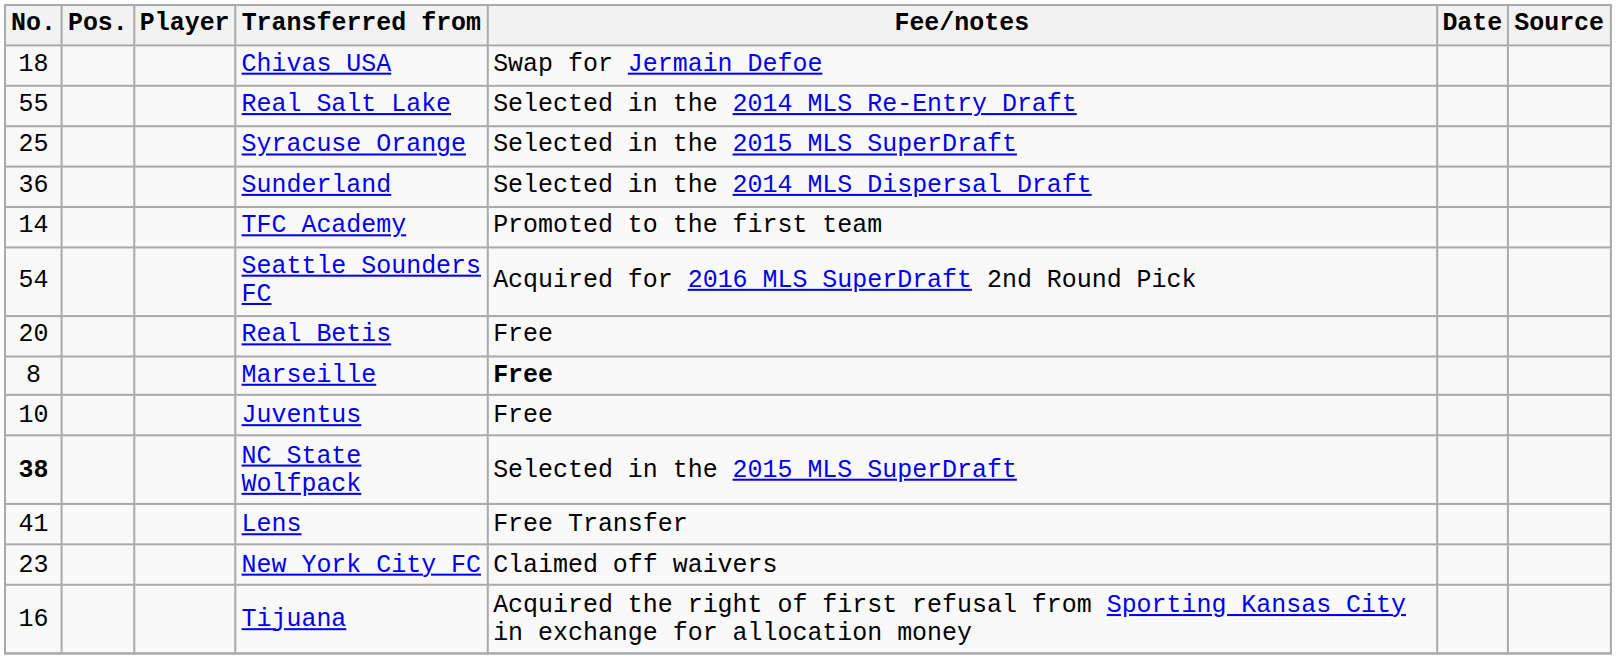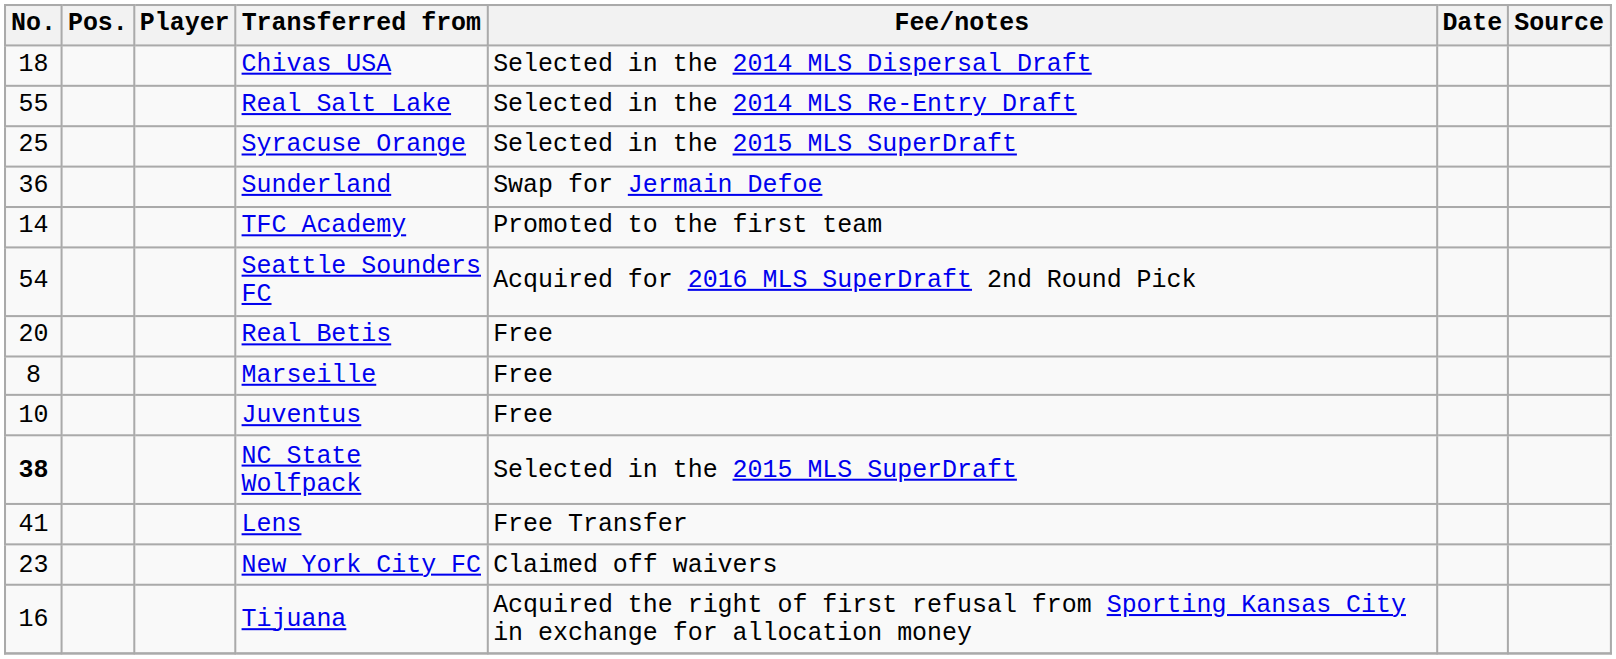(658, 66) Swap for Jermain Defoe -> (792, 66) Selected in the 2014 MLS Dispersal Draft
(792, 187) Selected in the 2014 MLS Dispersal Draft -> (658, 187) Swap for Jermain Defoe
(523, 376) bold -> (523, 376) normal
